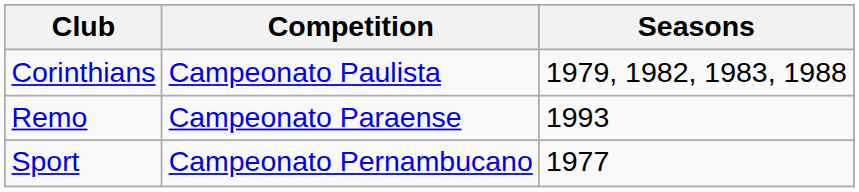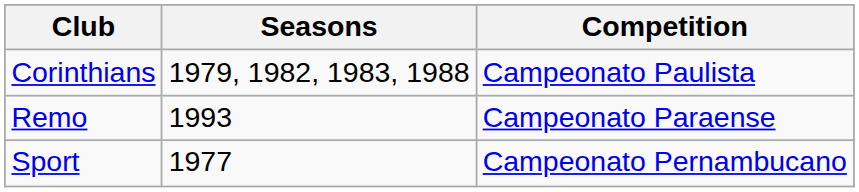columns swapped: (351, 27) <-> (696, 27)
